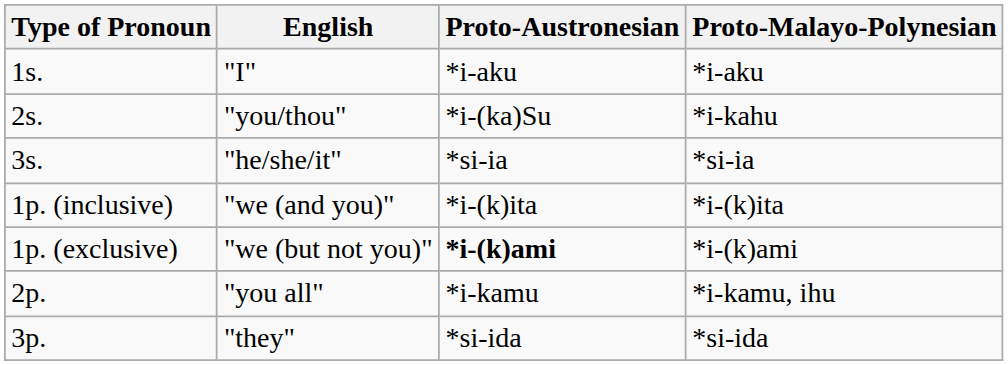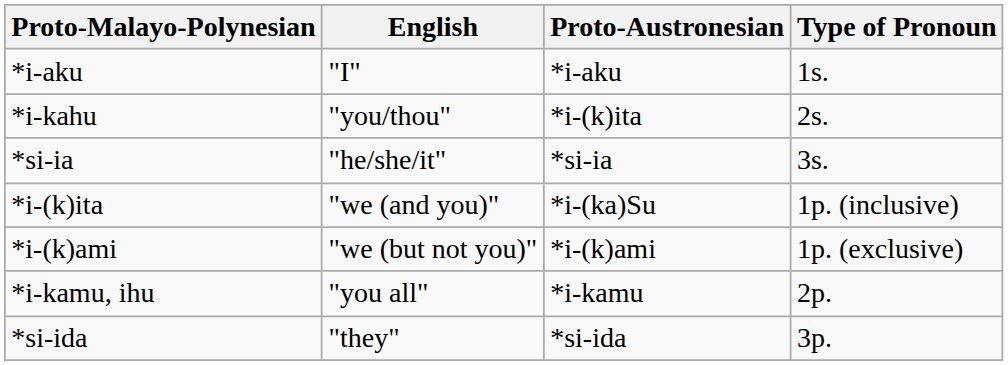columns swapped: (111, 26) <-> (844, 26)
(498, 115) *i-(ka)Su -> (596, 115) *i-(k)ita
(491, 204) *i-(k)ita -> (603, 204) *i-(ka)Su
(501, 248) bold -> (603, 248) normal
